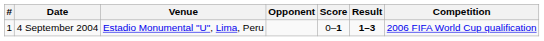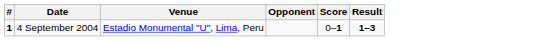- column: (462, 12)
(9, 28) normal -> (9, 28) bold
